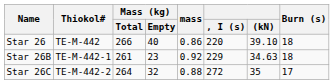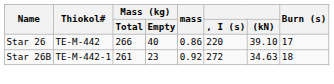(287, 42) 18 -> (287, 42) 17
(215, 57) 229 -> (215, 57) 272
- row: (29, 72)
